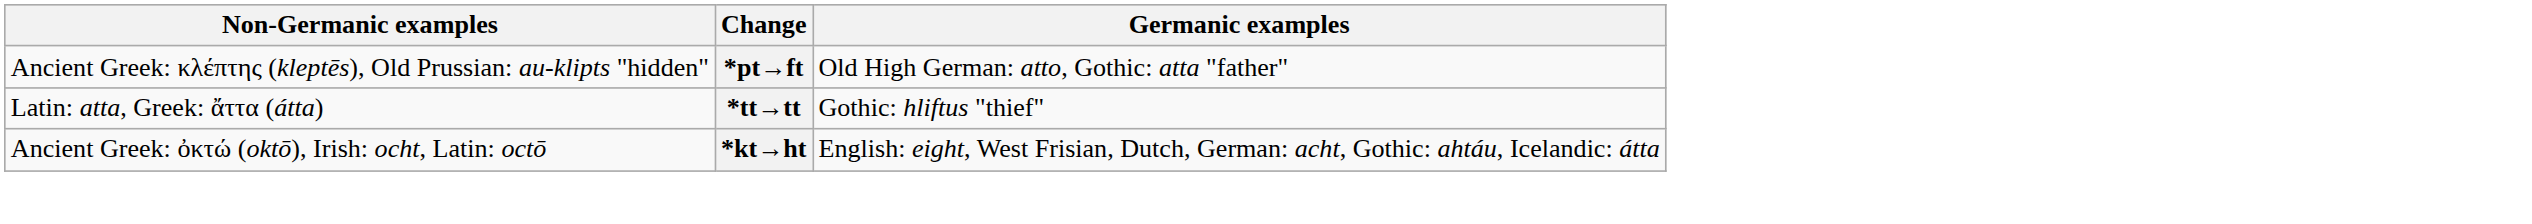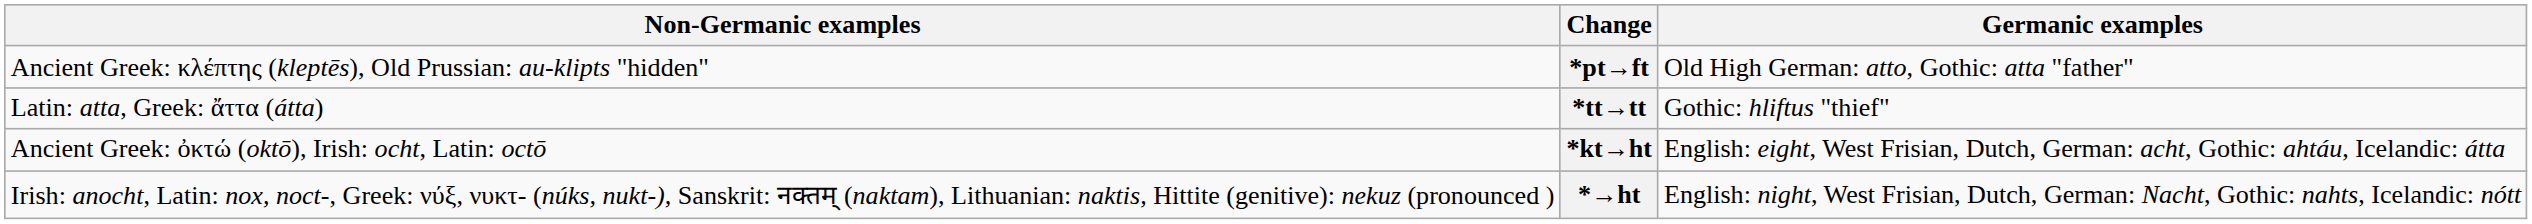+ row: (1609, 193)
